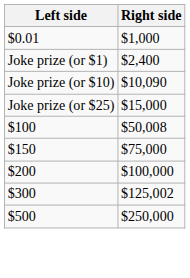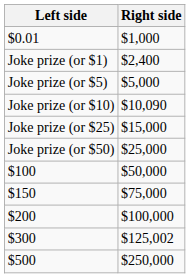+ row: (58, 82)
+ row: (61, 149)
(144, 127) $50,008 -> (144, 171) $50,000
